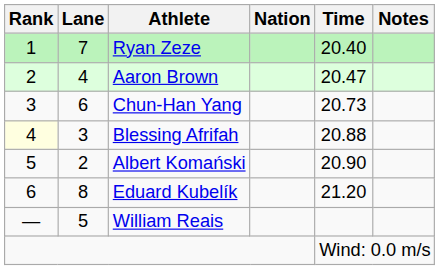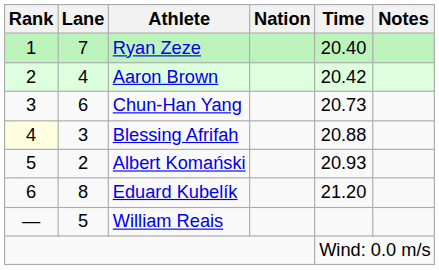(344, 76) 20.47 -> (344, 76) 20.42
(344, 163) 20.90 -> (344, 163) 20.93
